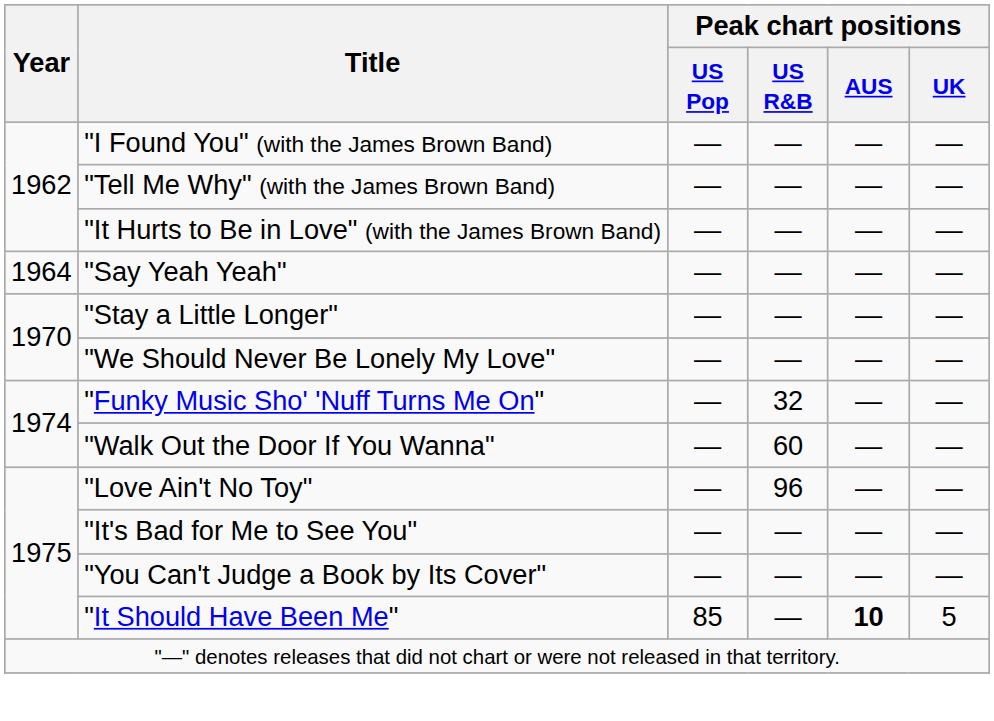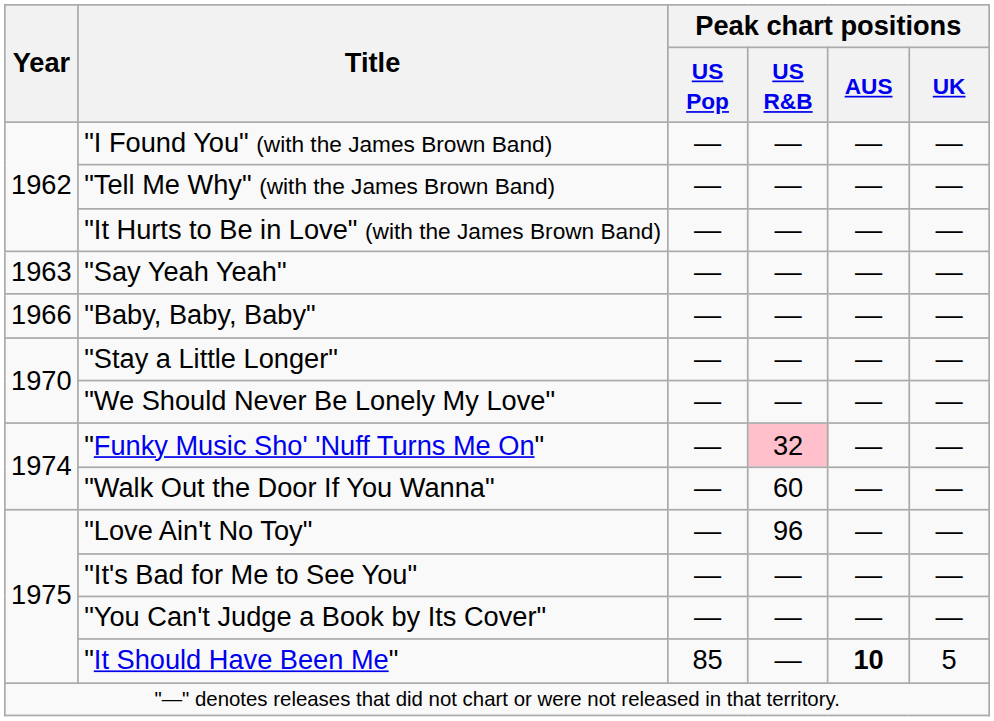(41, 272) 1964 -> (41, 272) 1963
+ row: (200, 315)
(788, 401) no background -> (788, 444) pink background
